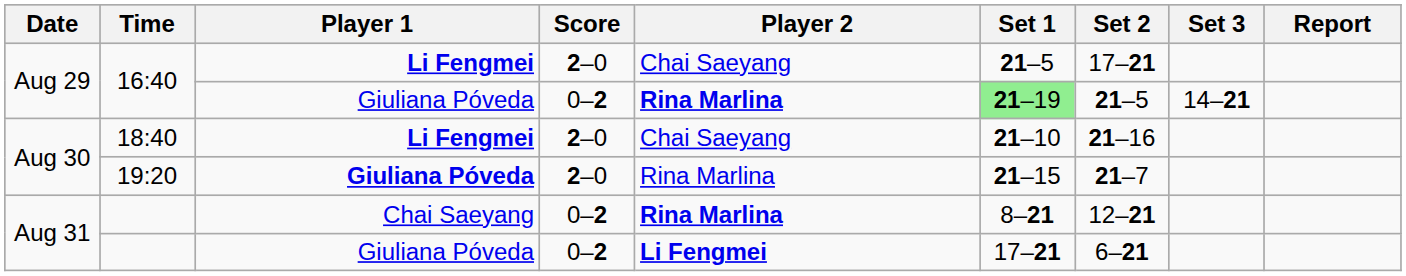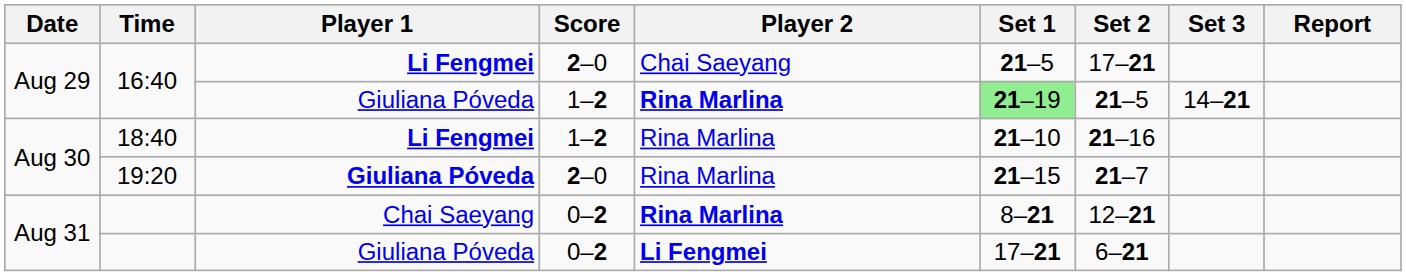(587, 100) 0–2 -> (587, 100) 1–2
(587, 138) 2–0 -> (587, 138) 1–2
(716, 138) Chai Saeyang -> (708, 138) Rina Marlina
